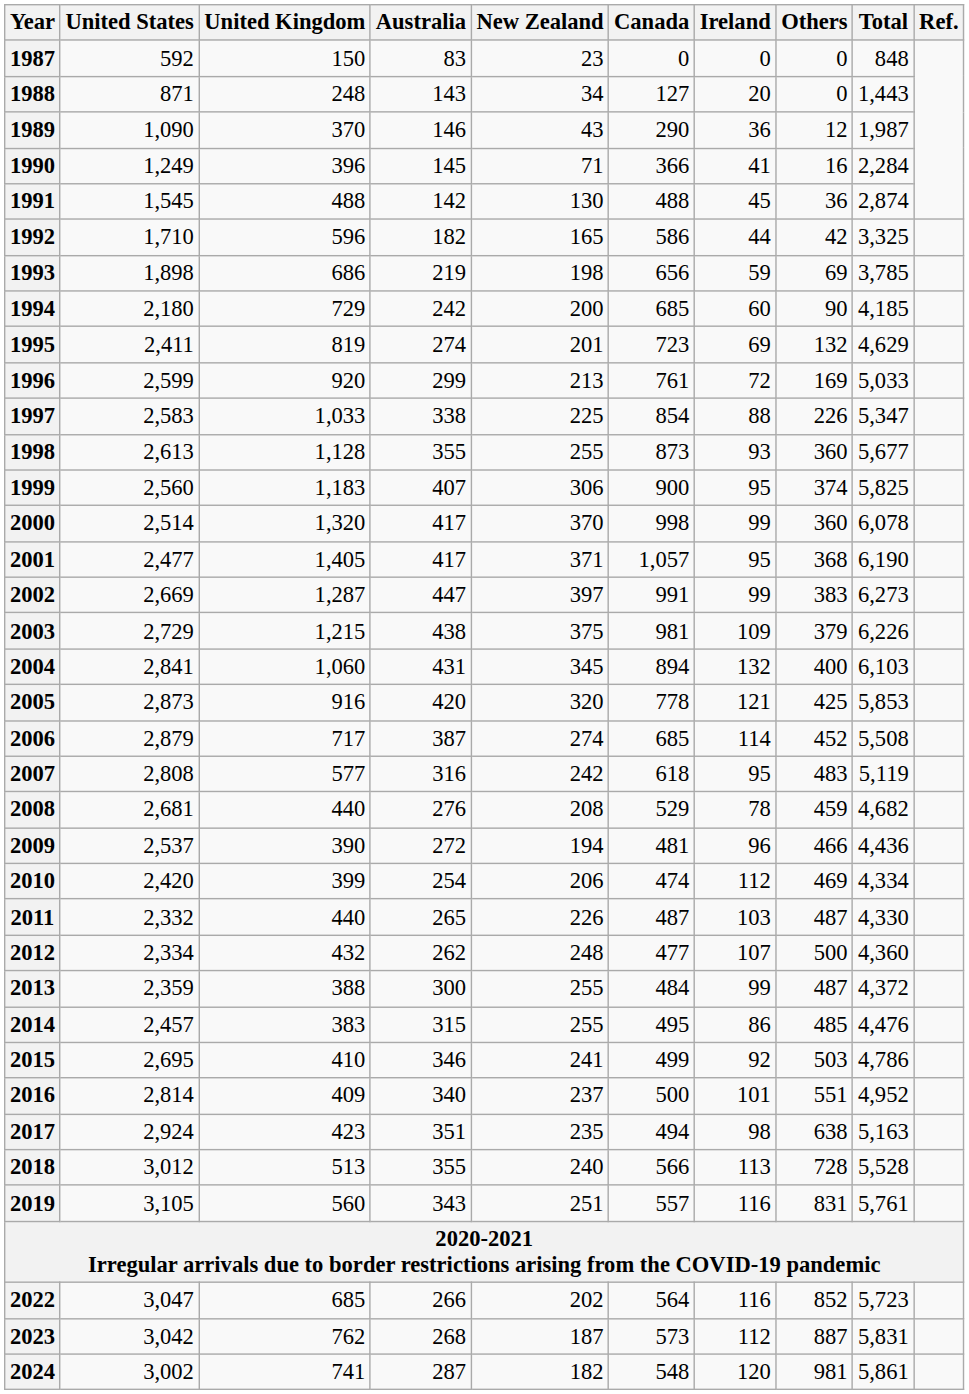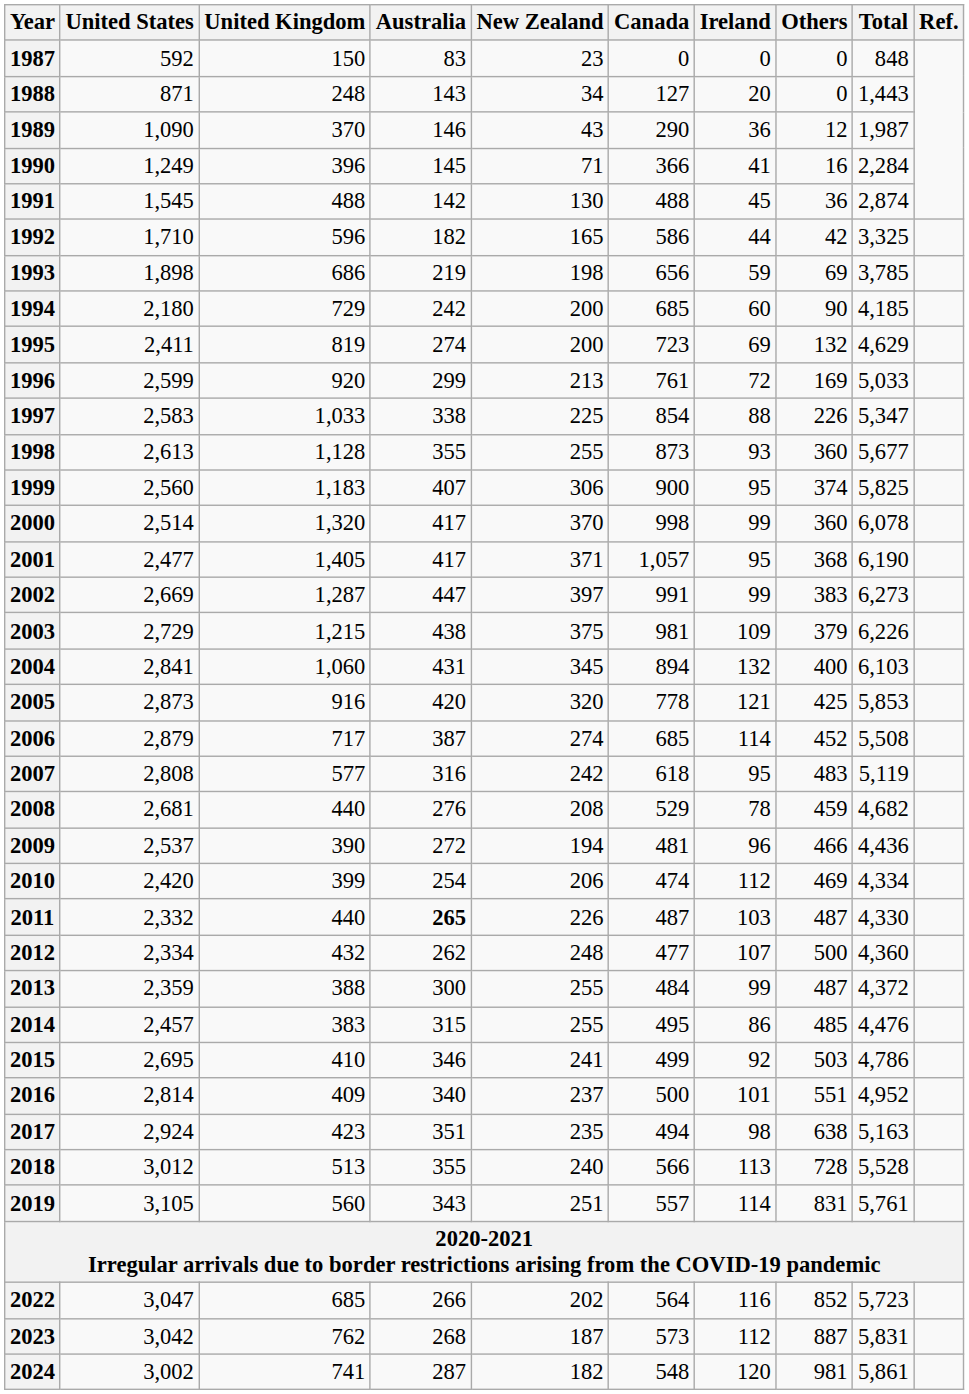(587, 344) 201 -> (587, 344) 200
(449, 916) normal -> (449, 916) bold
(754, 1203) 116 -> (754, 1203) 114
